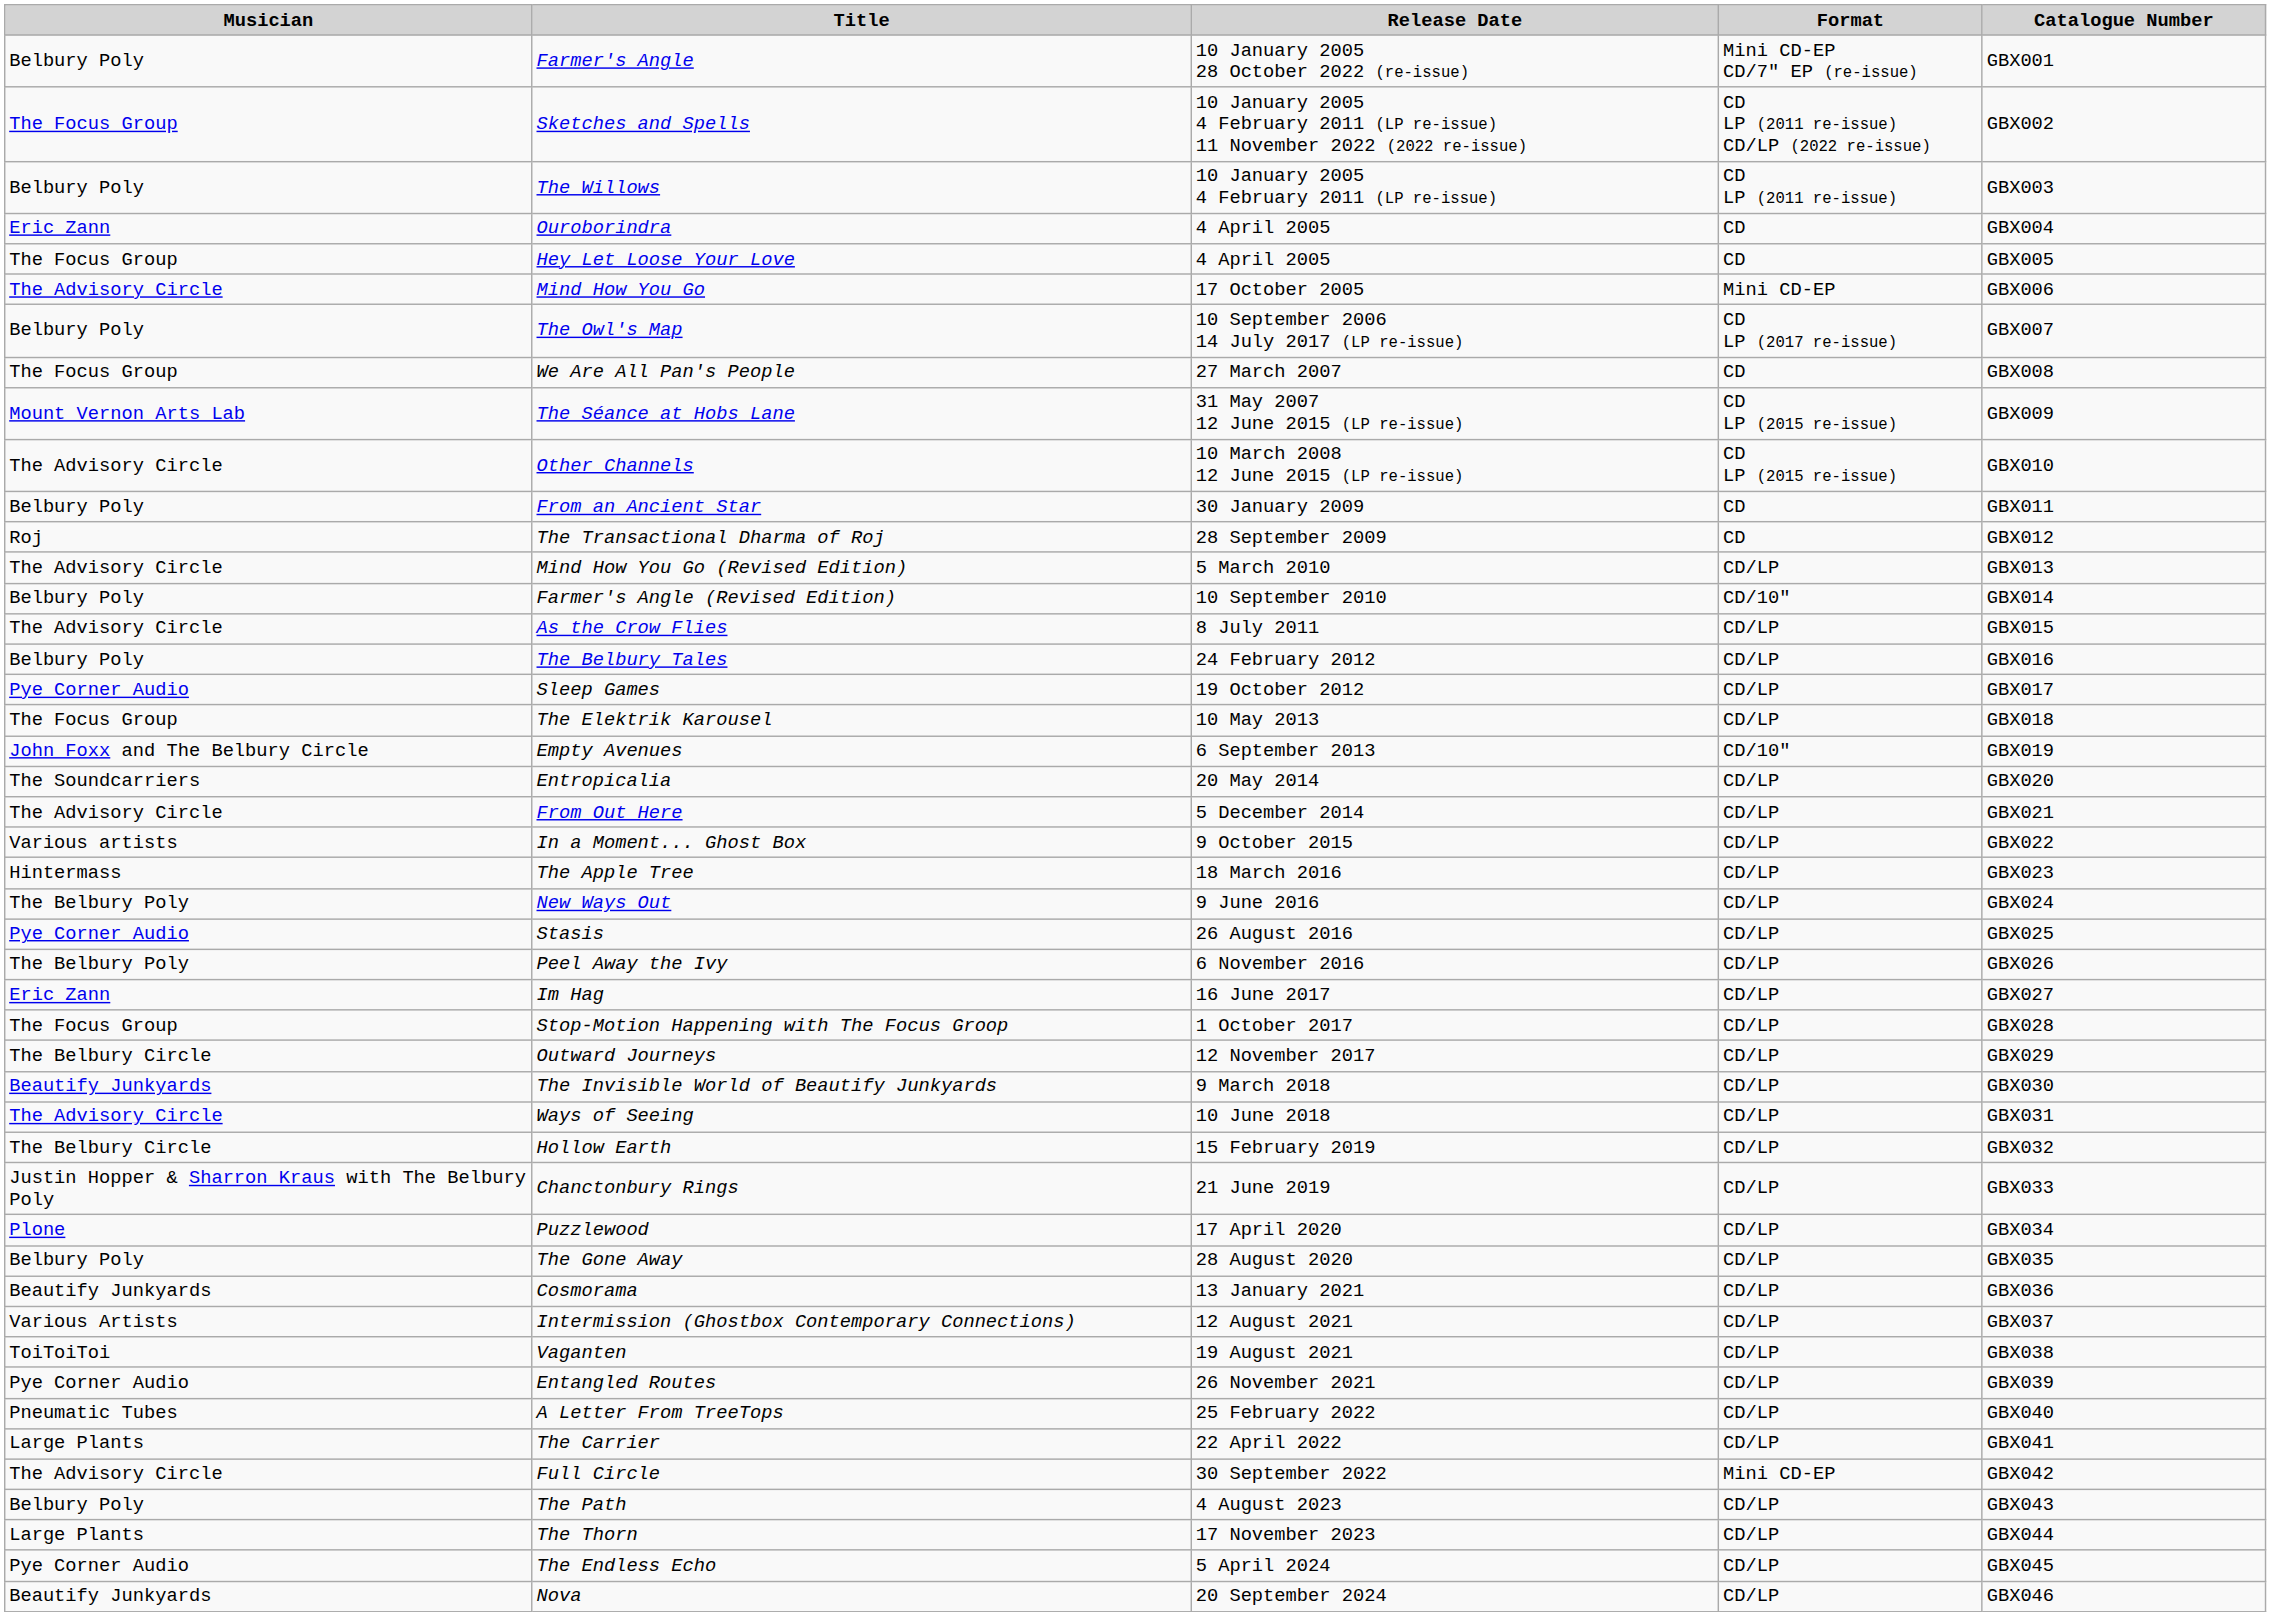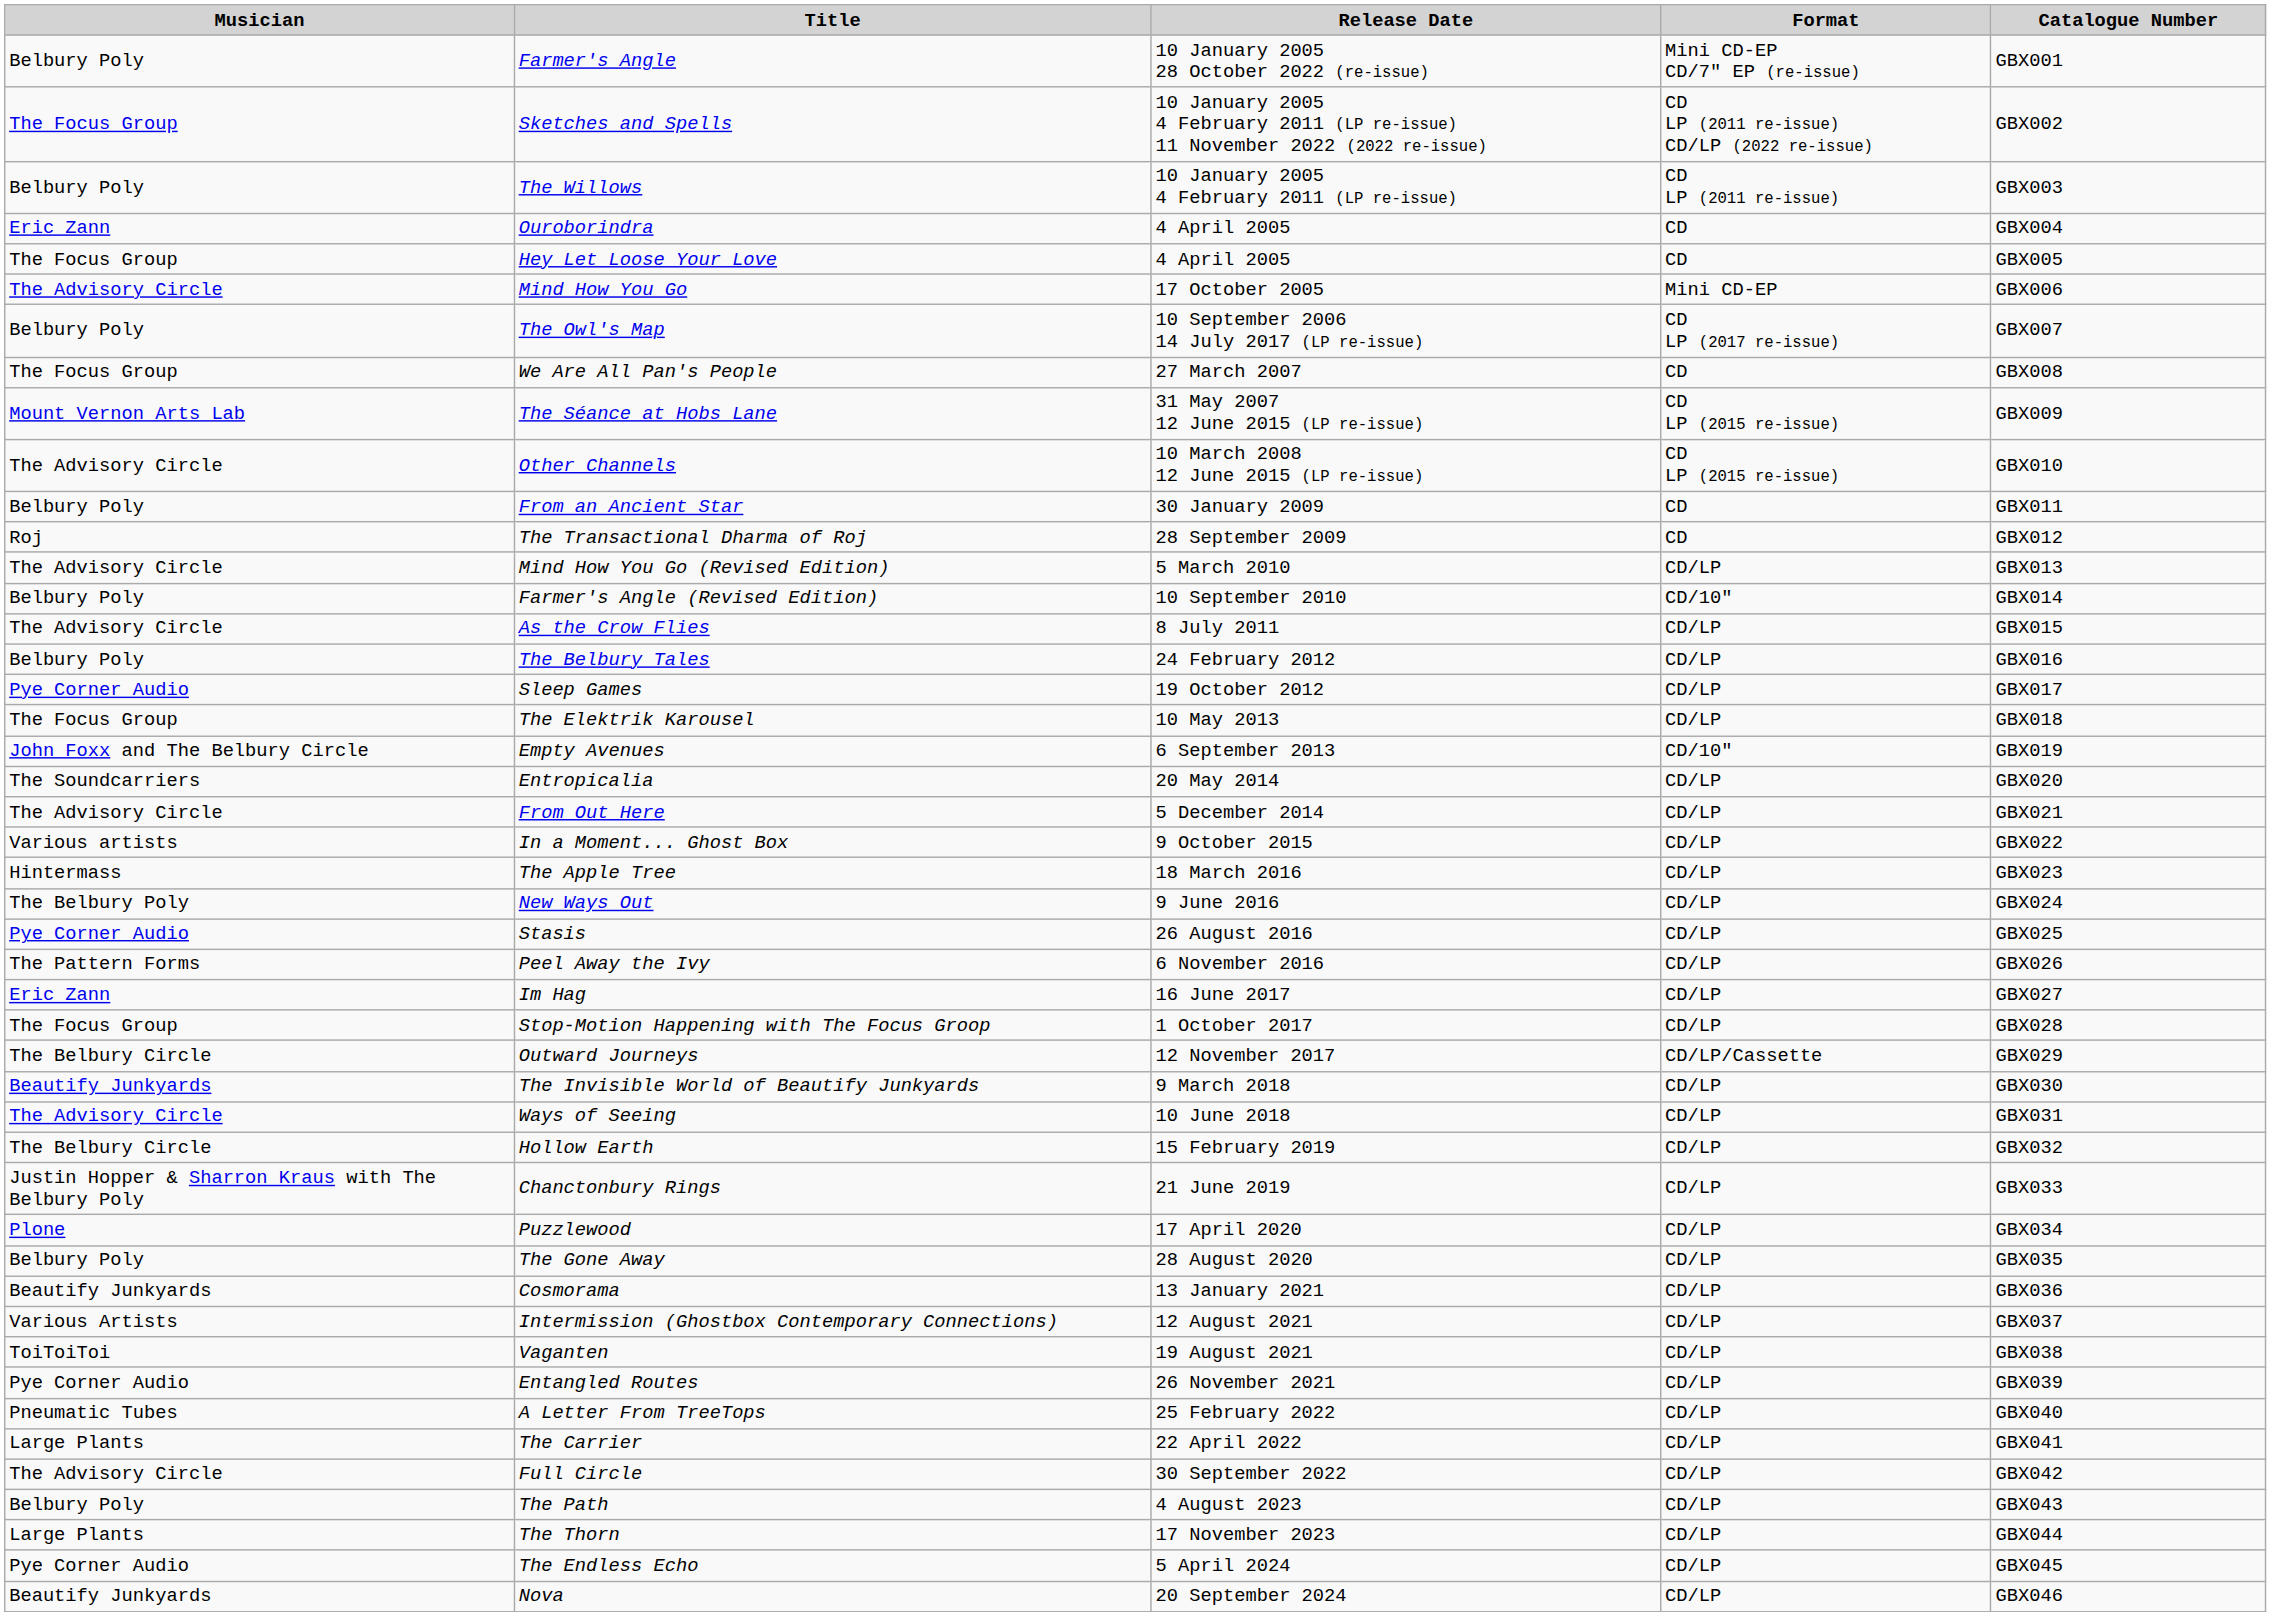(99, 964) The Belbury Poly -> (105, 964) The Pattern Forms
(1751, 1056) CD/LP -> (1744, 1056) CD/LP/Cassette
(1779, 1474) Mini CD-EP -> (1693, 1474) CD/LP
